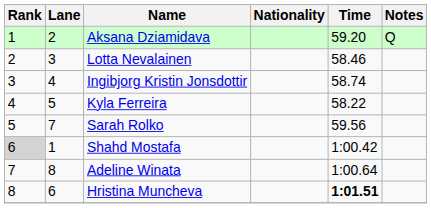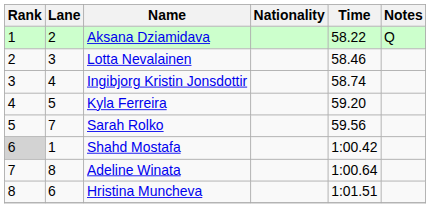(349, 37) 59.20 -> (349, 37) 58.22
(349, 103) 58.22 -> (349, 103) 59.20
(355, 192) bold -> (354, 192) normal
